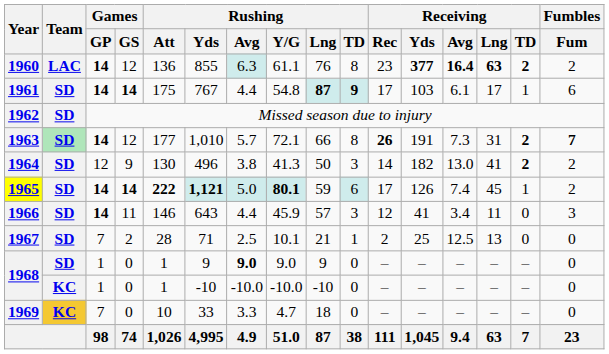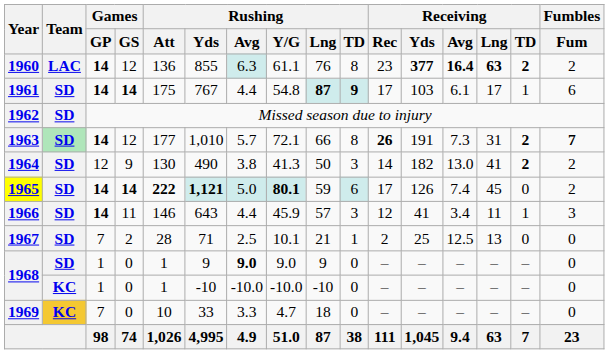(206, 164) 496 -> (206, 164) 490
(525, 189) 1 -> (525, 189) 0
(525, 213) 0 -> (525, 213) 1
